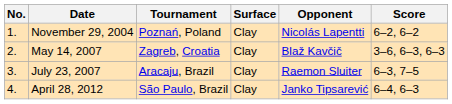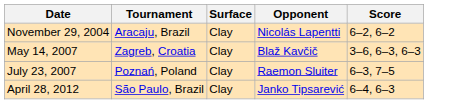- column: (16, 13)
(180, 32) Poznań, Poland -> (152, 32) Aracaju, Brazil
(176, 70) Aracaju, Brazil -> (156, 70) Poznań, Poland
